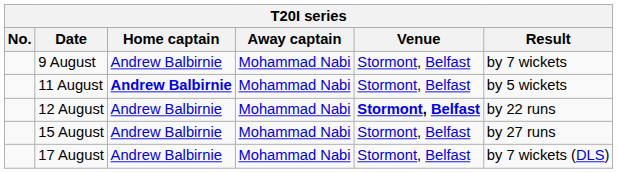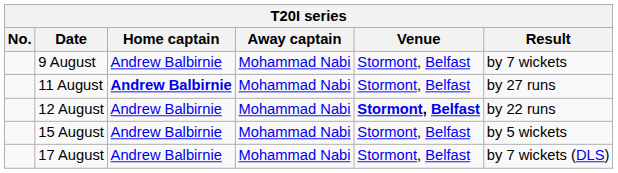(527, 86) by 5 wickets -> (521, 86) by 27 runs
(521, 132) by 27 runs -> (527, 132) by 5 wickets
